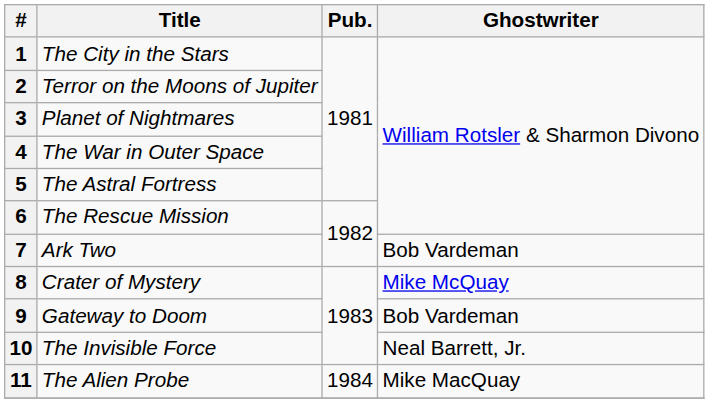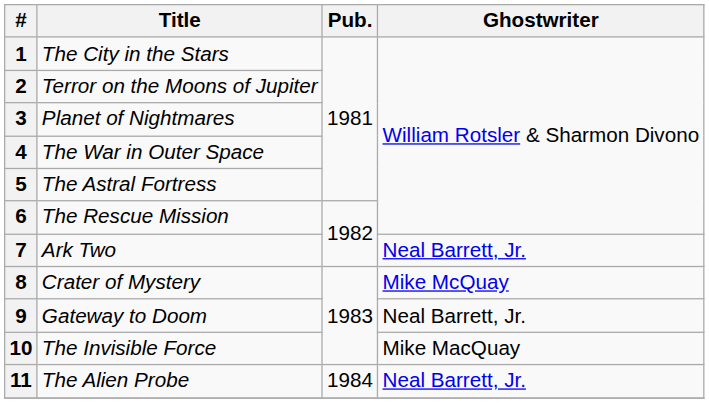(451, 250) Bob Vardeman -> (454, 250) Neal Barrett, Jr.
(451, 315) Bob Vardeman -> (454, 315) Neal Barrett, Jr.
(454, 348) Neal Barrett, Jr. -> (451, 348) Mike MacQuay
(451, 380) Mike MacQuay -> (454, 380) Neal Barrett, Jr.
